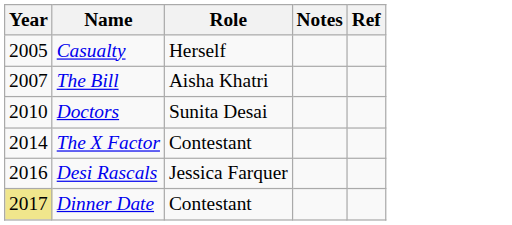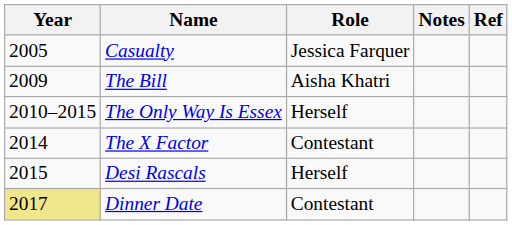(197, 50) Herself -> (350, 50) Jessica Farquer
(28, 81) 2007 -> (28, 81) 2009
- row: (88, 111)
+ row: (193, 111)
(28, 173) 2016 -> (28, 173) 2015
(228, 173) Jessica Farquer -> (319, 173) Herself
